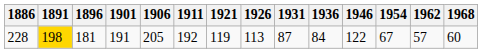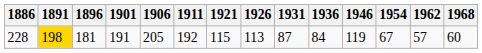(220, 37) 119 -> (220, 37) 115
(356, 37) 122 -> (356, 37) 119
